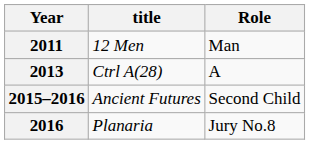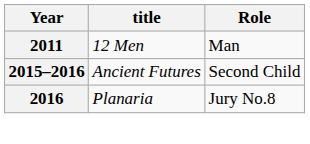- row: (47, 71)
